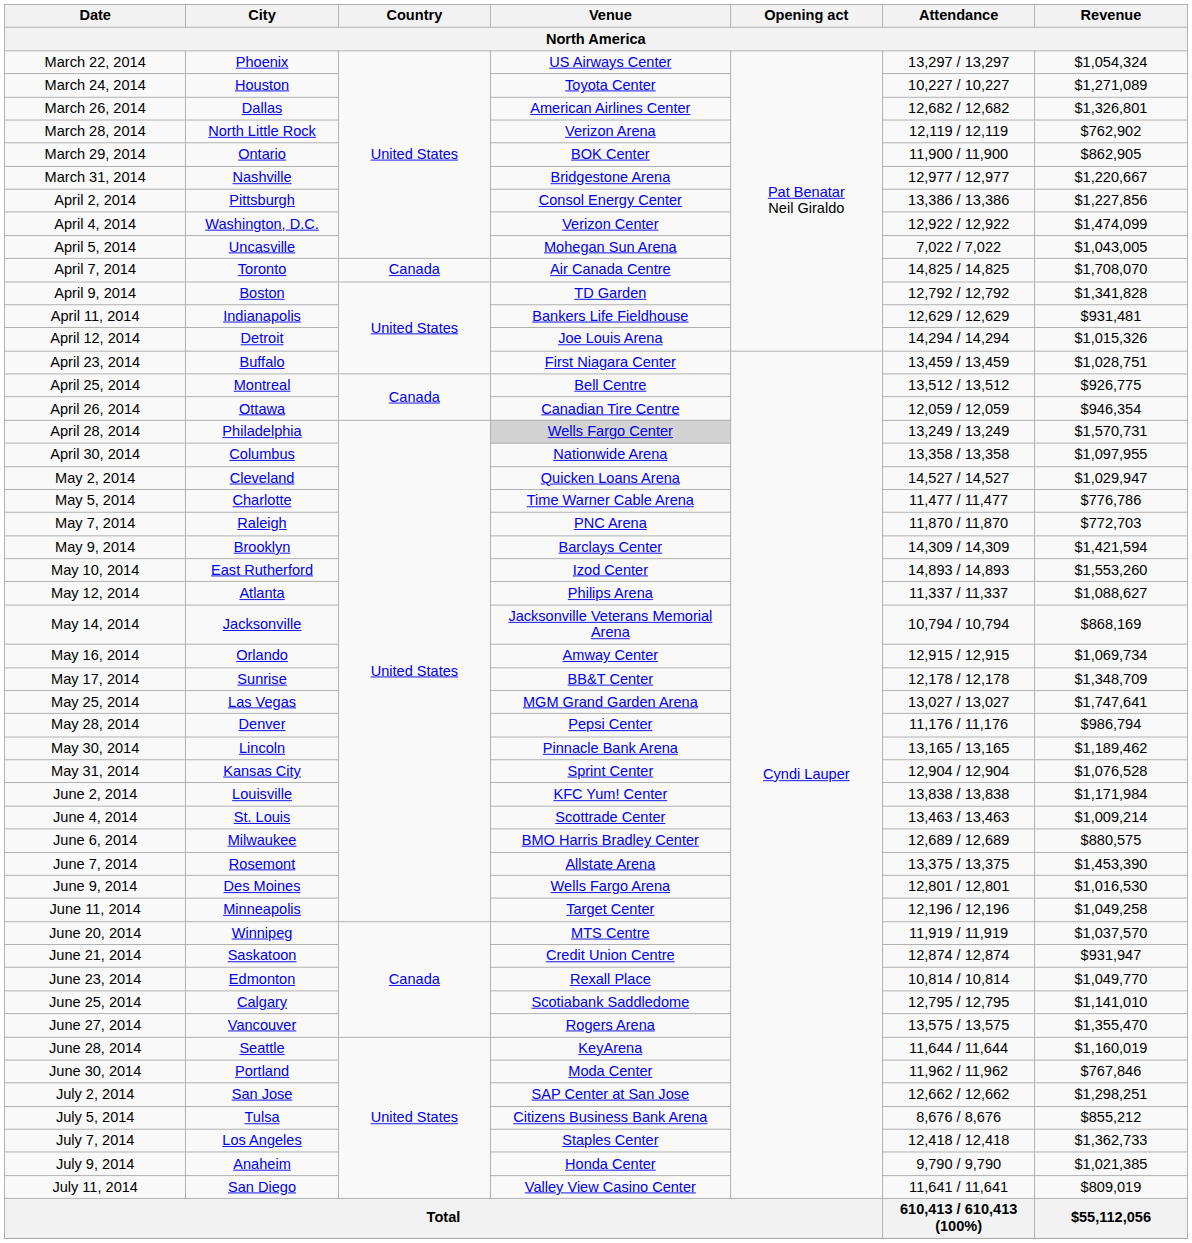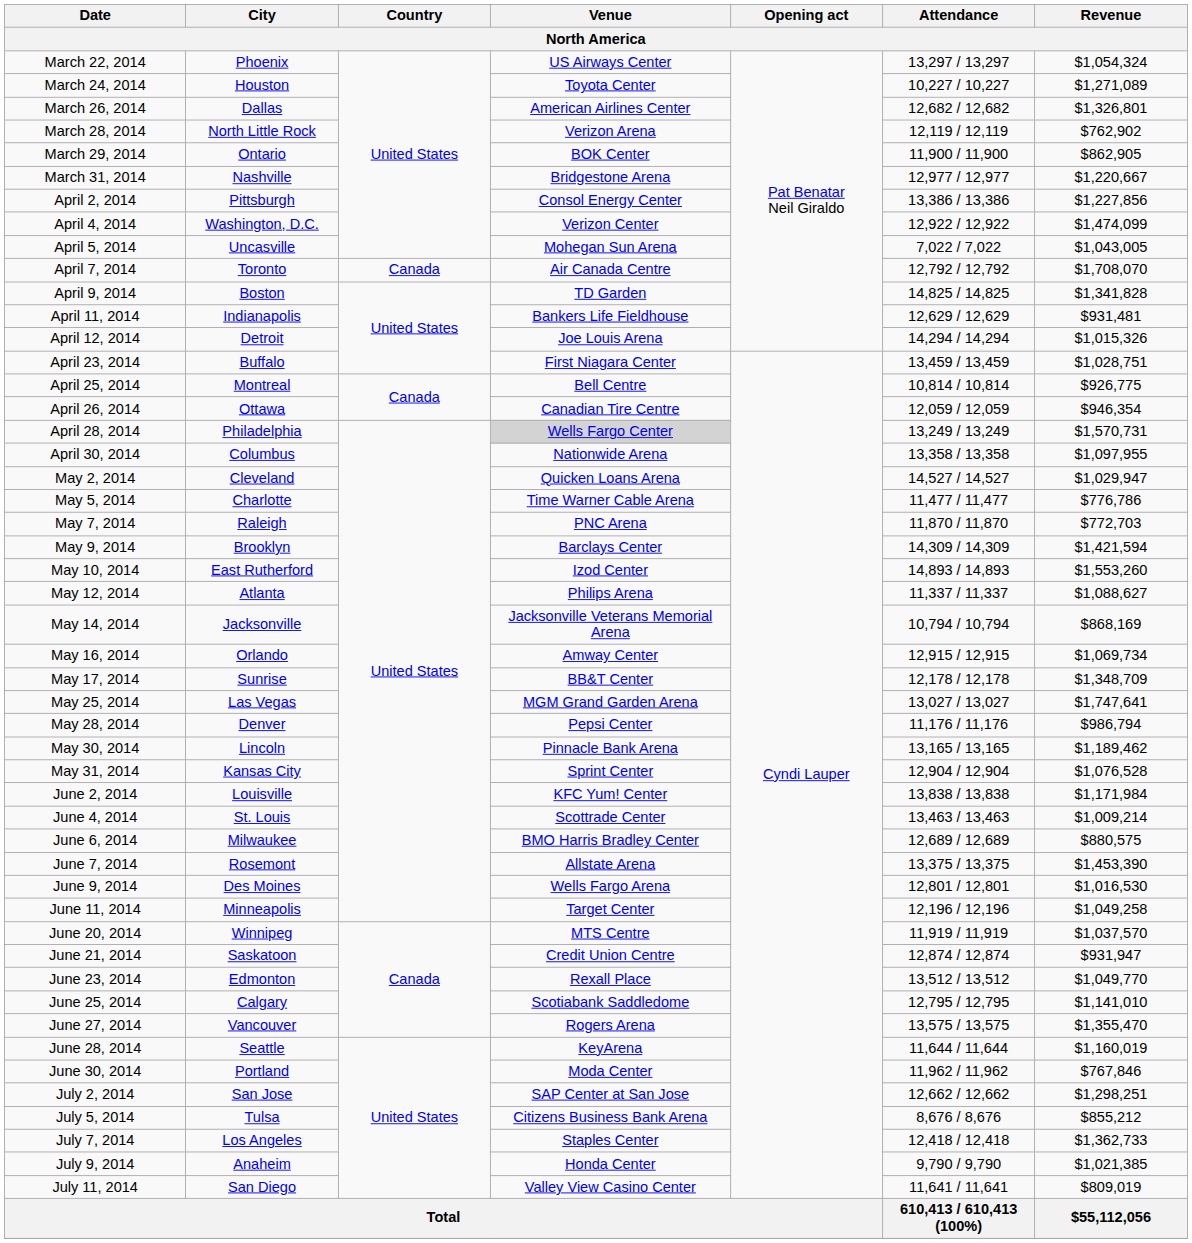(959, 270) 14,825 / 14,825 -> (959, 270) 12,792 / 12,792
(959, 293) 12,792 / 12,792 -> (959, 293) 14,825 / 14,825
(959, 385) 13,512 / 13,512 -> (959, 385) 10,814 / 10,814
(959, 979) 10,814 / 10,814 -> (959, 979) 13,512 / 13,512
